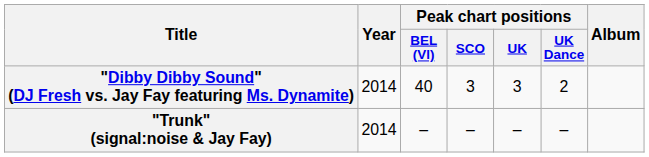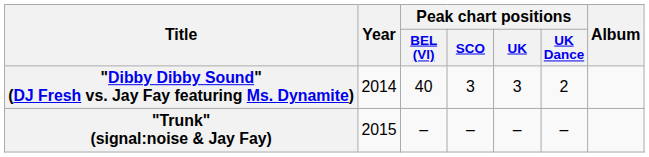(379, 130) 2014 -> (379, 130) 2015
